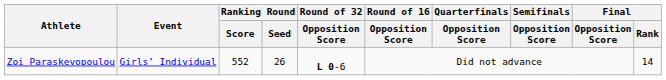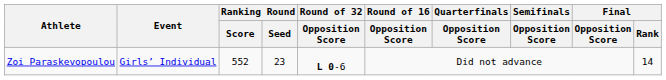(280, 61) 26 -> (280, 61) 23
